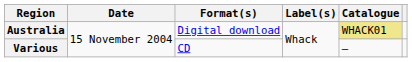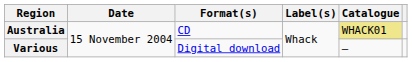(229, 30) Digital download -> (184, 30) CD
(184, 48) CD -> (229, 48) Digital download
